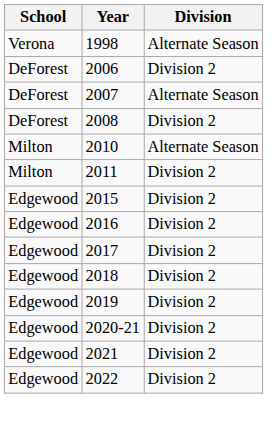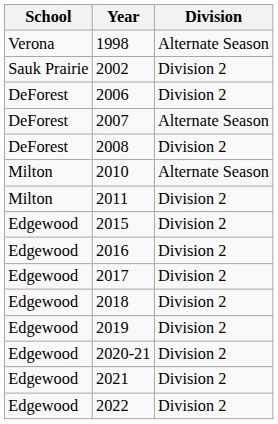+ row: (112, 69)
